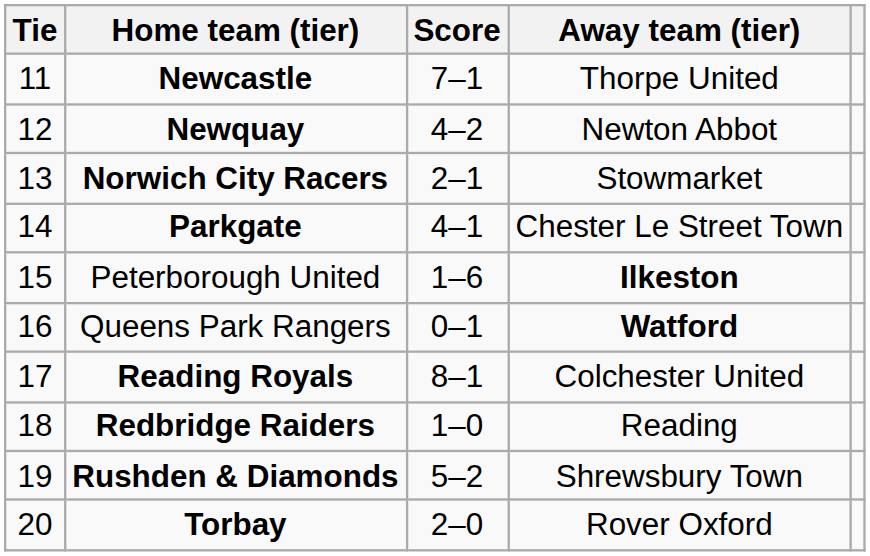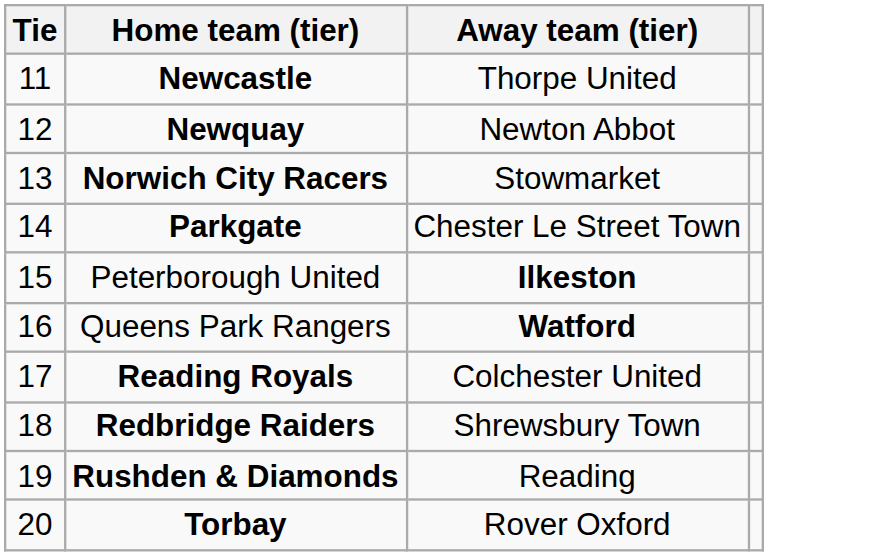- column: (457, 30)
(679, 426) Reading -> (577, 426) Shrewsbury Town
(679, 475) Shrewsbury Town -> (577, 475) Reading
